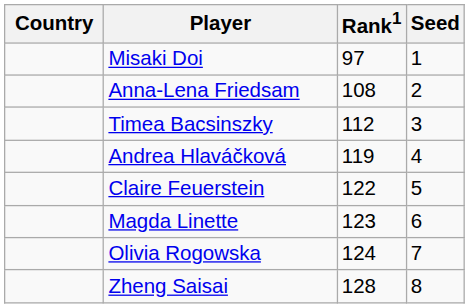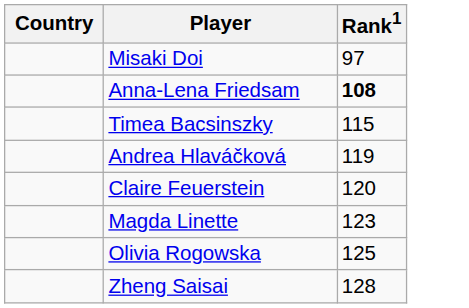- column: (435, 23)
(359, 91) normal -> (359, 91) bold
(358, 123) 112 -> (358, 123) 115
(359, 188) 122 -> (359, 188) 120
(359, 253) 124 -> (359, 253) 125
